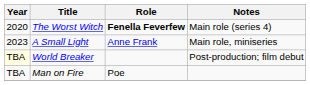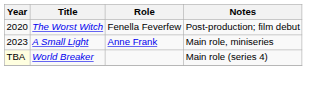(146, 27) bold -> (144, 27) normal
(230, 27) Main role (series 4) -> (243, 27) Post-production; film debut
(246, 57) Post-production; film debut -> (227, 57) Main role (series 4)
- row: (58, 73)
